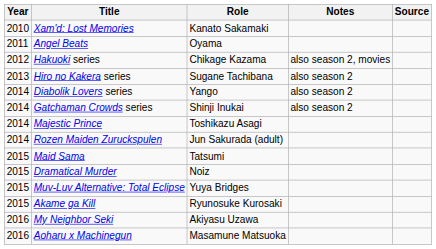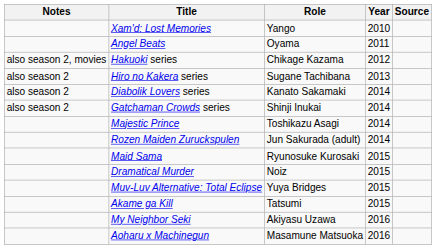columns swapped: (18, 12) <-> (340, 12)
(229, 28) Kanato Sakamaki -> (281, 28) Yango
(204, 92) Yango -> (306, 92) Kanato Sakamaki
(207, 156) Tatsumi -> (313, 156) Ryunosuke Kurosaki
(236, 204) Ryunosuke Kurosaki -> (284, 204) Tatsumi
